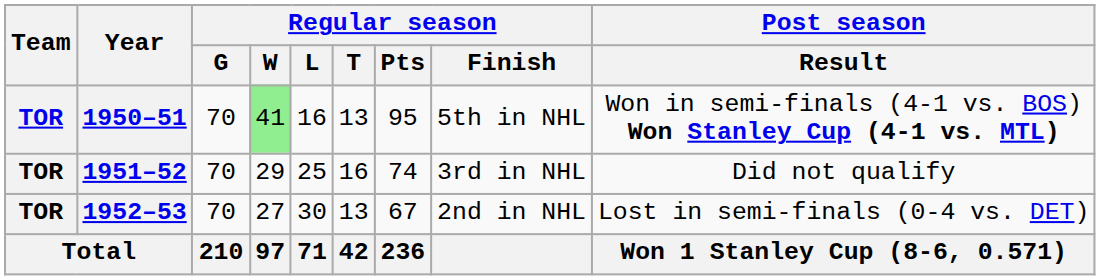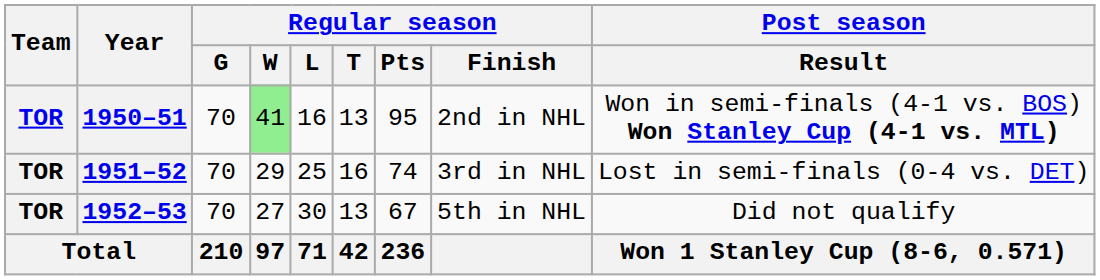(512, 120) 5th in NHL -> (512, 120) 2nd in NHL
(844, 174) Did not qualify -> (844, 174) Lost in semi-finals (0-4 vs. DET)
(512, 214) 2nd in NHL -> (512, 214) 5th in NHL
(844, 214) Lost in semi-finals (0-4 vs. DET) -> (844, 214) Did not qualify
